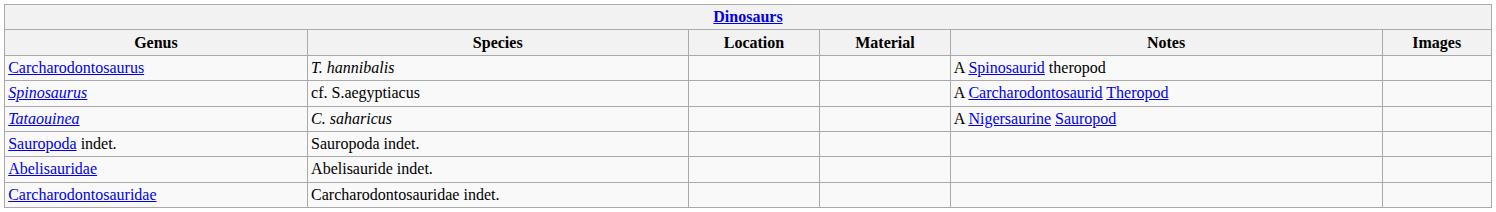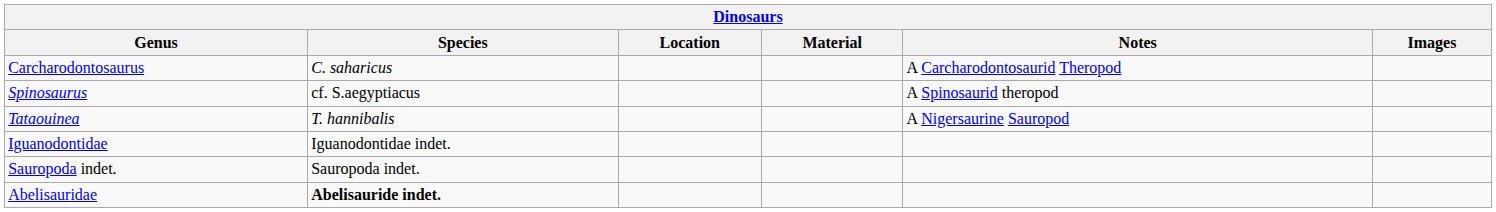(353, 67) T. hannibalis -> (352, 67) C. saharicus
(1030, 67) A Spinosaurid theropod -> (1014, 67) A Carcharodontosaurid Theropod
(1061, 93) A Carcharodontosaurid Theropod -> (983, 93) A Spinosaurid theropod
(352, 118) C. saharicus -> (353, 118) T. hannibalis
+ row: (58, 144)
(372, 169) normal -> (376, 194) bold
- row: (82, 194)
